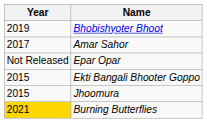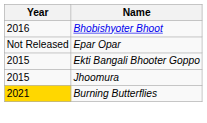(18, 28) 2019 -> (18, 28) 2016
- row: (101, 45)
